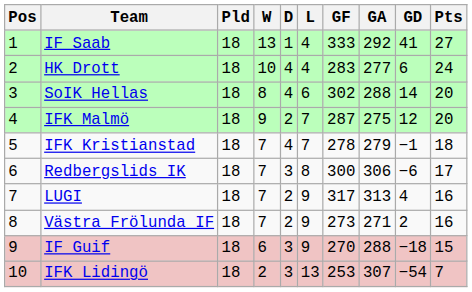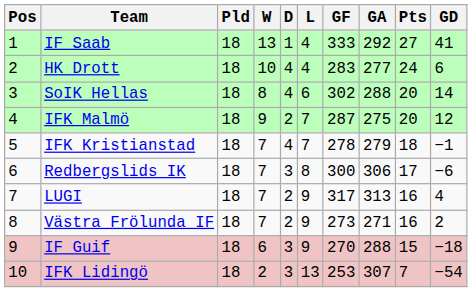columns swapped: (413, 17) <-> (449, 17)
